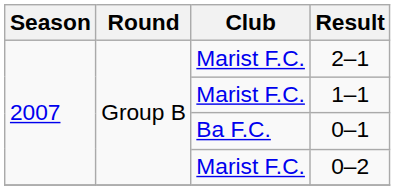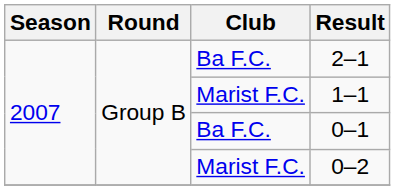(251, 58) Marist F.C. -> (234, 58) Ba F.C.
